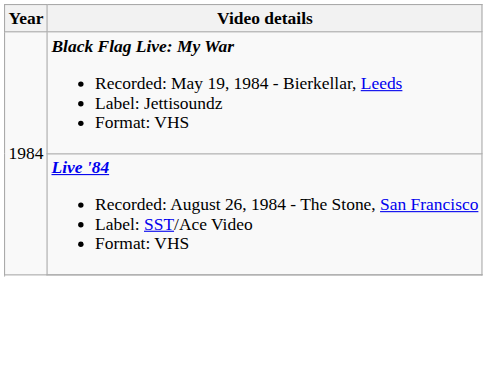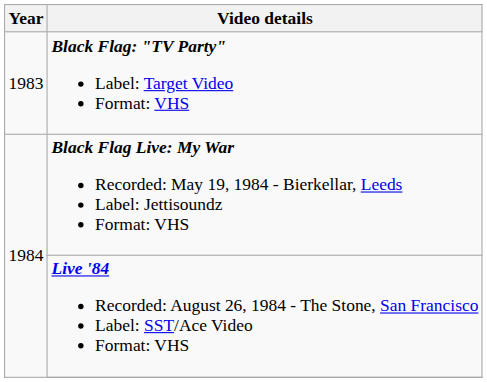+ row: (265, 74)
